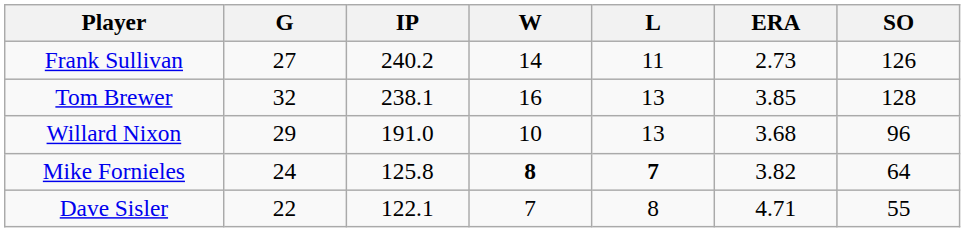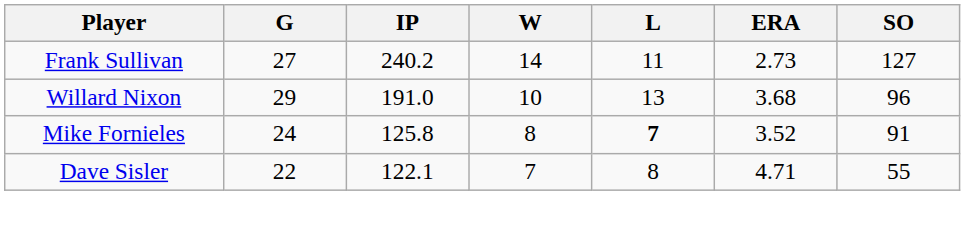(899, 60) 126 -> (899, 60) 127
- row: (114, 97)
(530, 171) bold -> (530, 134) normal
(776, 171) 3.82 -> (776, 134) 3.52
(899, 171) 64 -> (899, 134) 91
